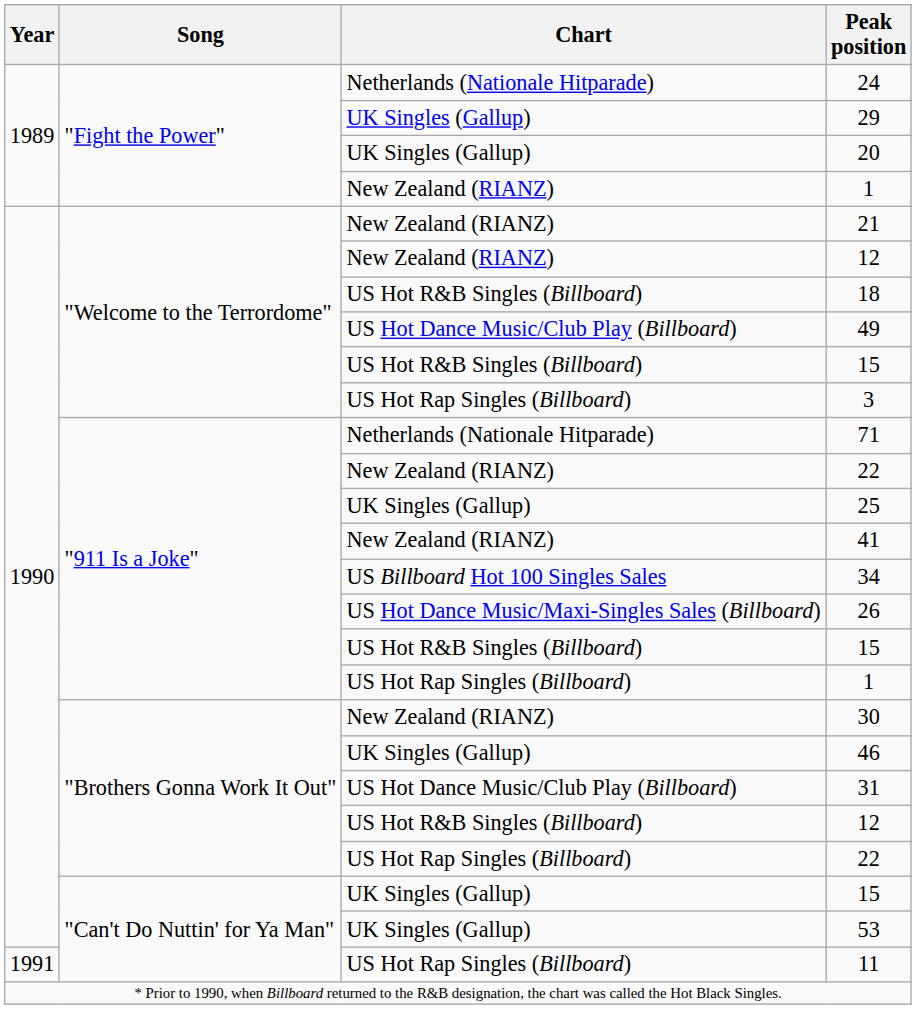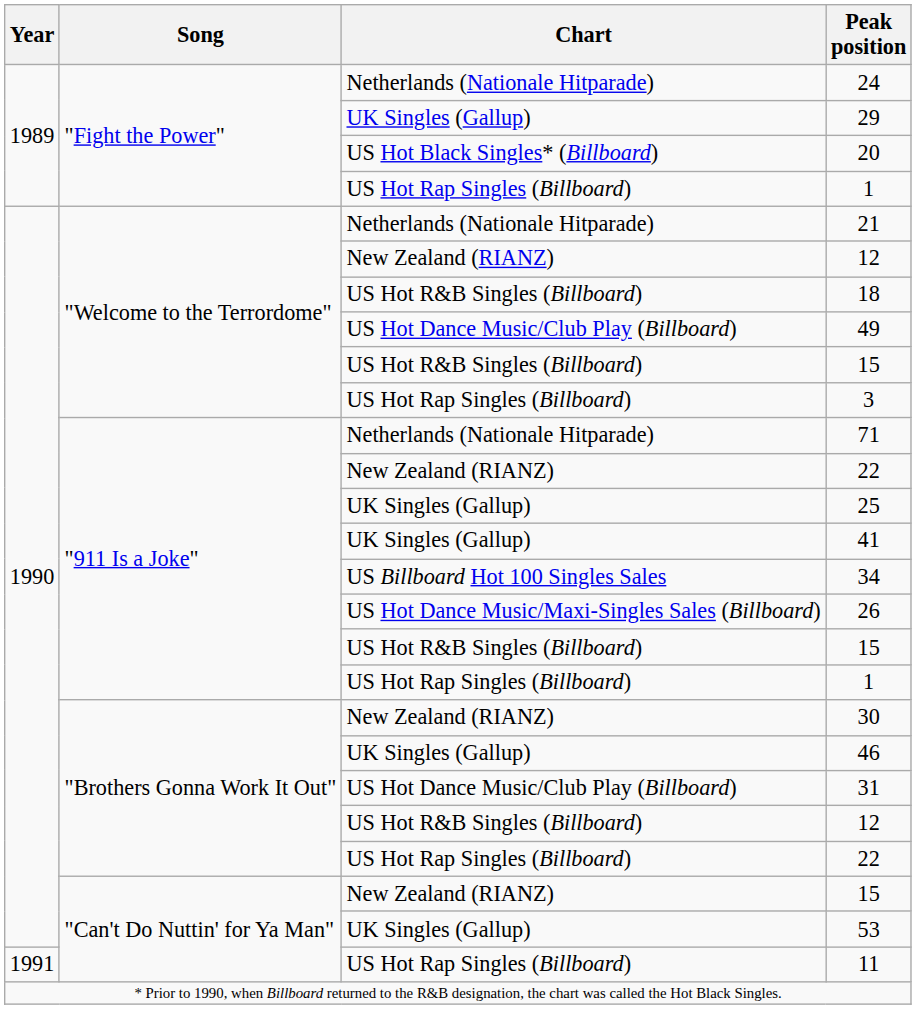(439, 152) UK Singles (Gallup) -> (502, 152) US Hot Black Singles* (Billboard)
(450, 188) New Zealand (RIANZ) -> (489, 188) US Hot Rap Singles (Billboard)
(450, 223) New Zealand (RIANZ) -> (500, 223) Netherlands (Nationale Hitparade)
(450, 540) New Zealand (RIANZ) -> (439, 540) UK Singles (Gallup)
(439, 893) UK Singles (Gallup) -> (450, 893) New Zealand (RIANZ)
